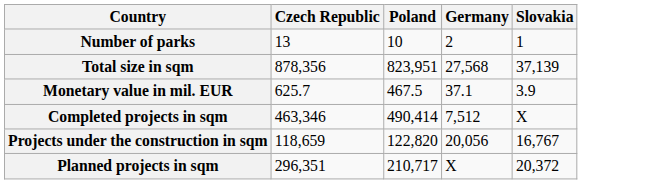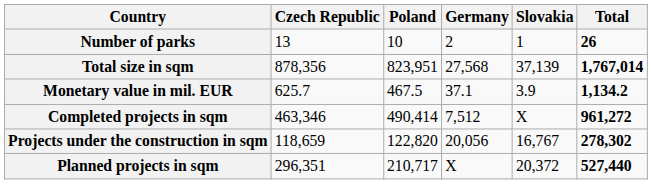+ column: (612, 16)
